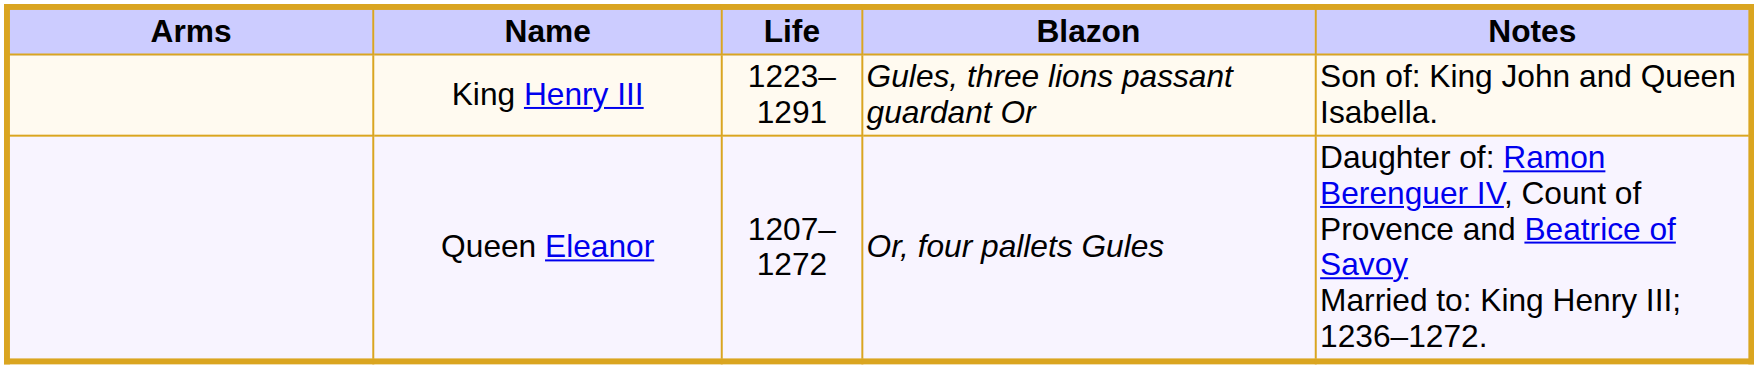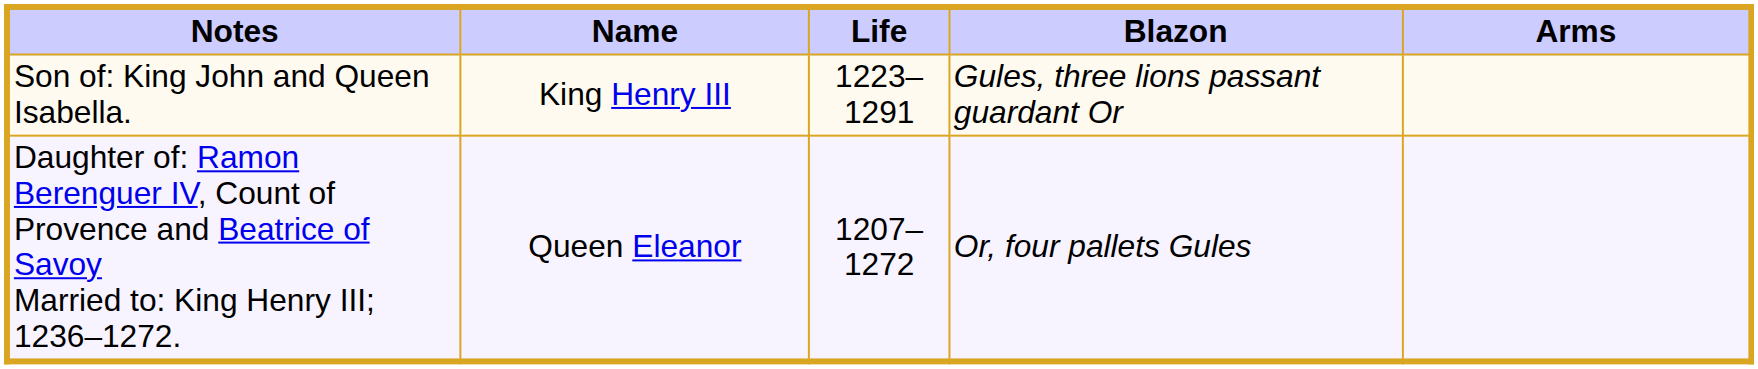columns swapped: (191, 31) <-> (1532, 31)
